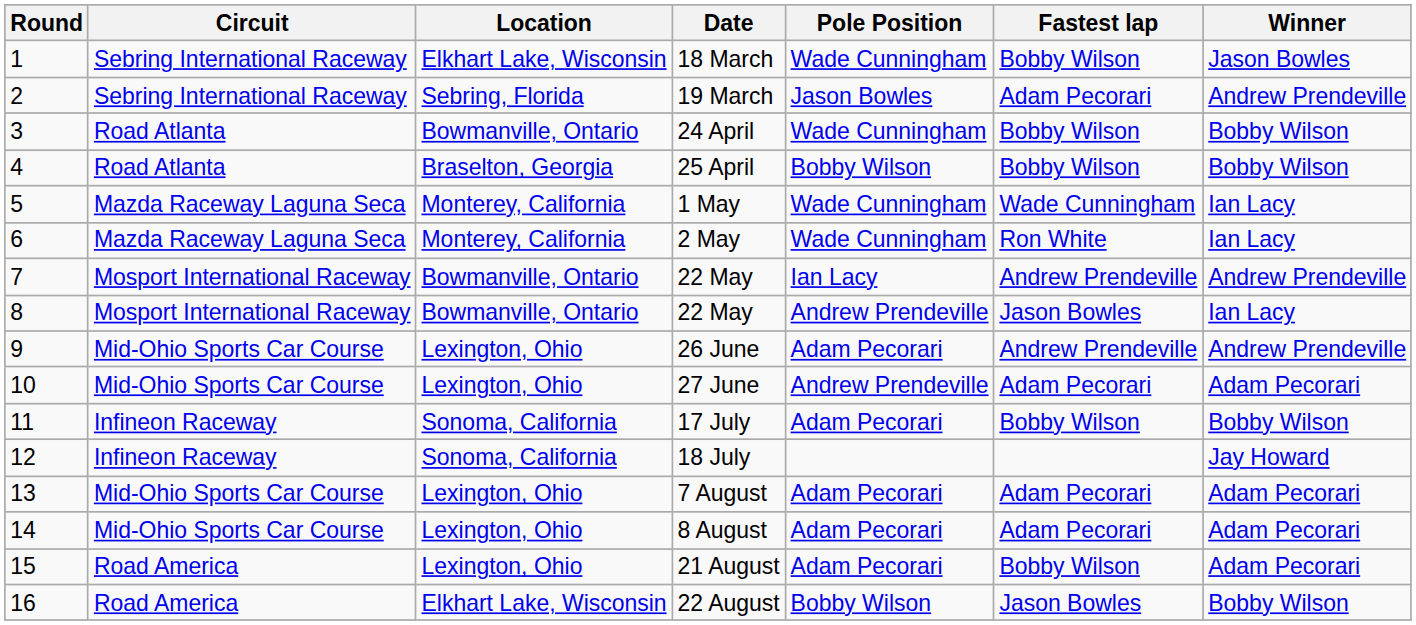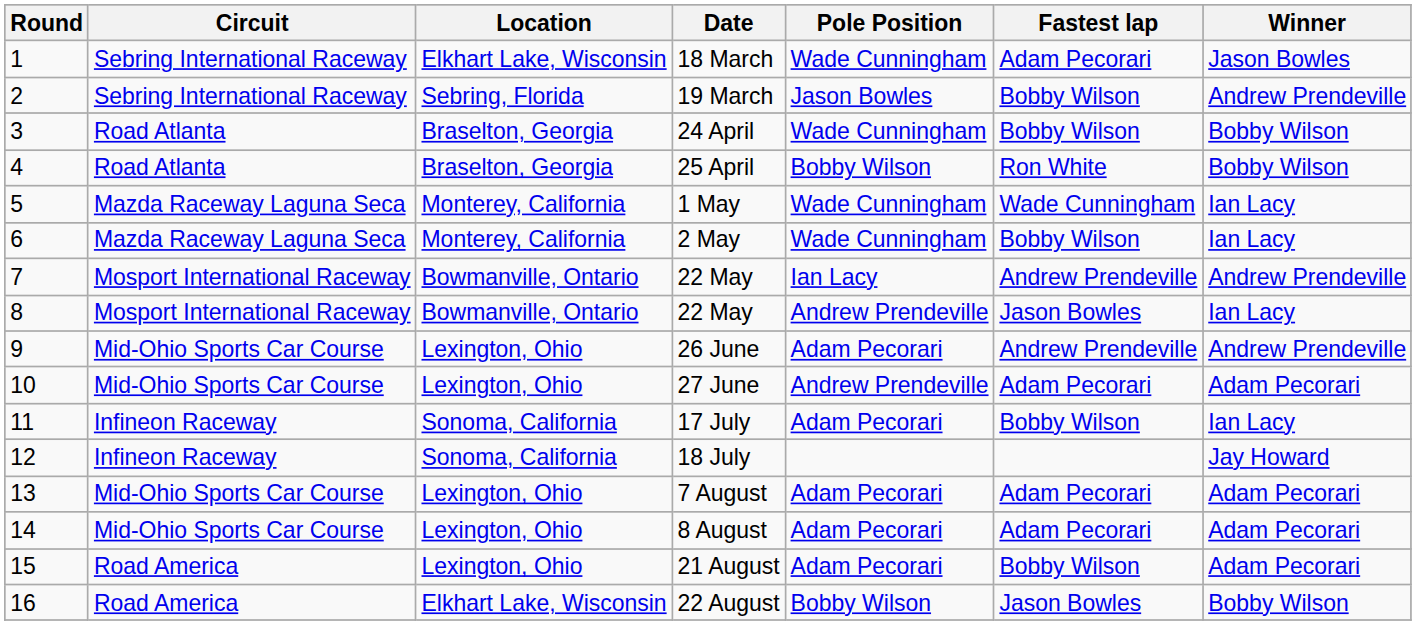(1070, 59) Bobby Wilson -> (1075, 59) Adam Pecorari
(1075, 95) Adam Pecorari -> (1070, 95) Bobby Wilson
(530, 131) Bowmanville, Ontario -> (517, 131) Braselton, Georgia
(1070, 167) Bobby Wilson -> (1053, 167) Ron White
(1053, 240) Ron White -> (1070, 240) Bobby Wilson
(1278, 421) Bobby Wilson -> (1252, 421) Ian Lacy
